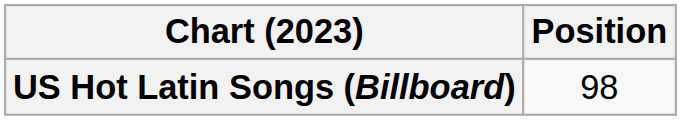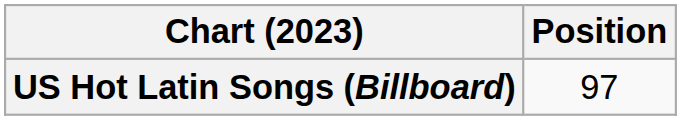(599, 86) 98 -> (599, 86) 97
